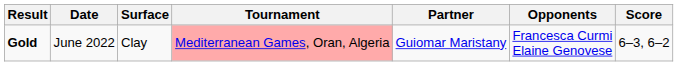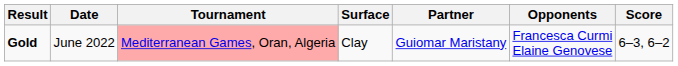columns swapped: (282, 14) <-> (145, 14)
